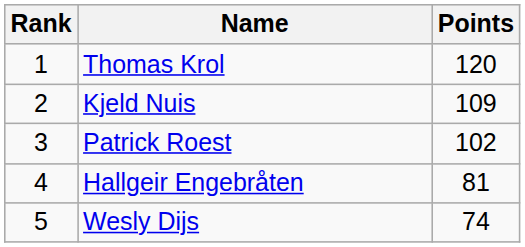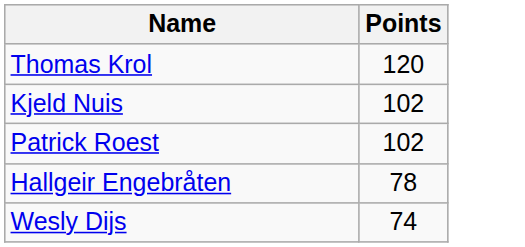- column: (41, 24)
(476, 103) 109 -> (403, 103) 102
(476, 182) 81 -> (403, 182) 78
